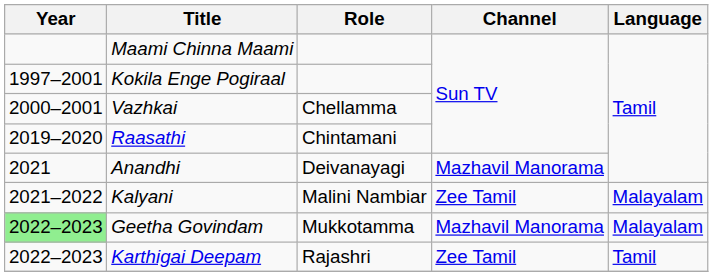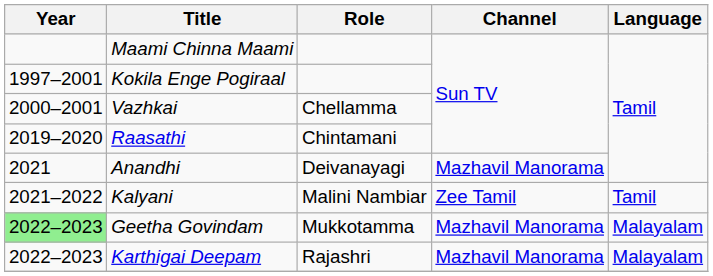(658, 197) Malayalam -> (634, 197) Tamil
(476, 256) Zee Tamil -> (520, 256) Mazhavil Manorama
(634, 256) Tamil -> (658, 256) Malayalam
